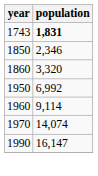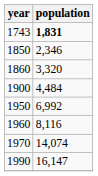+ row: (19, 87)
(49, 106) 9,114 -> (49, 124) 8,116
